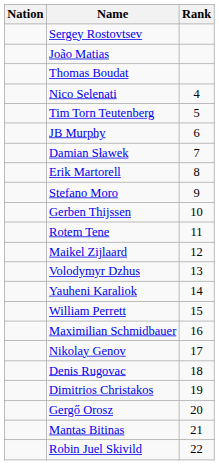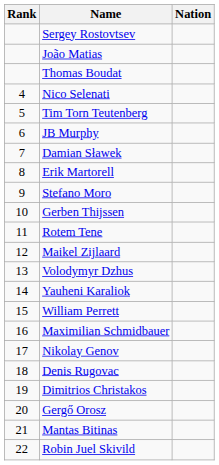columns swapped: (197, 14) <-> (25, 14)
